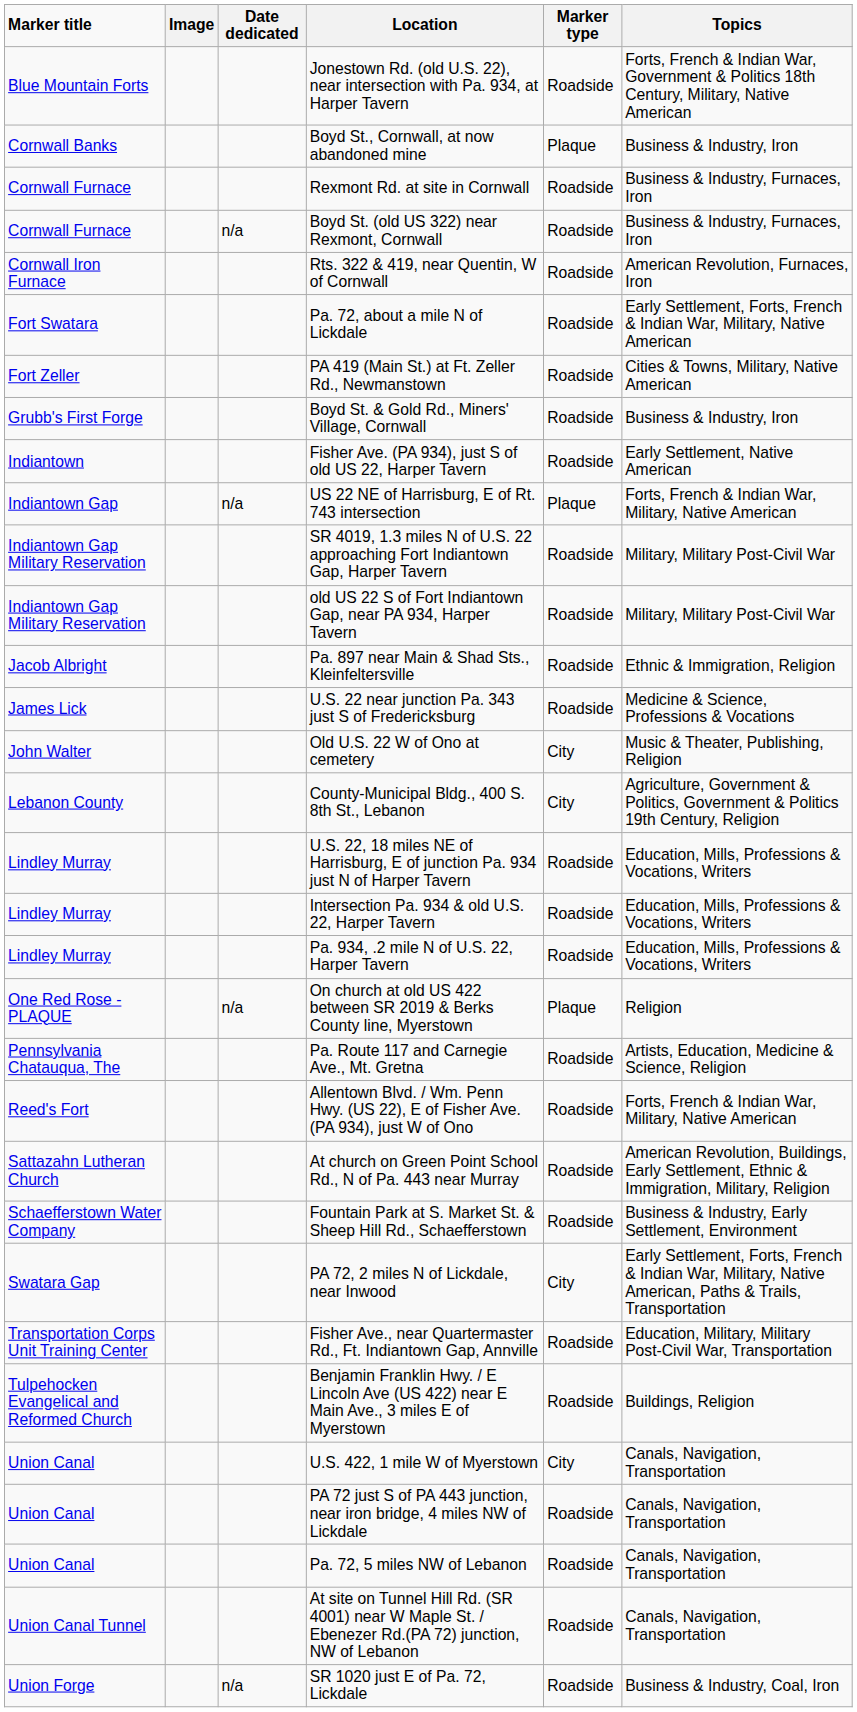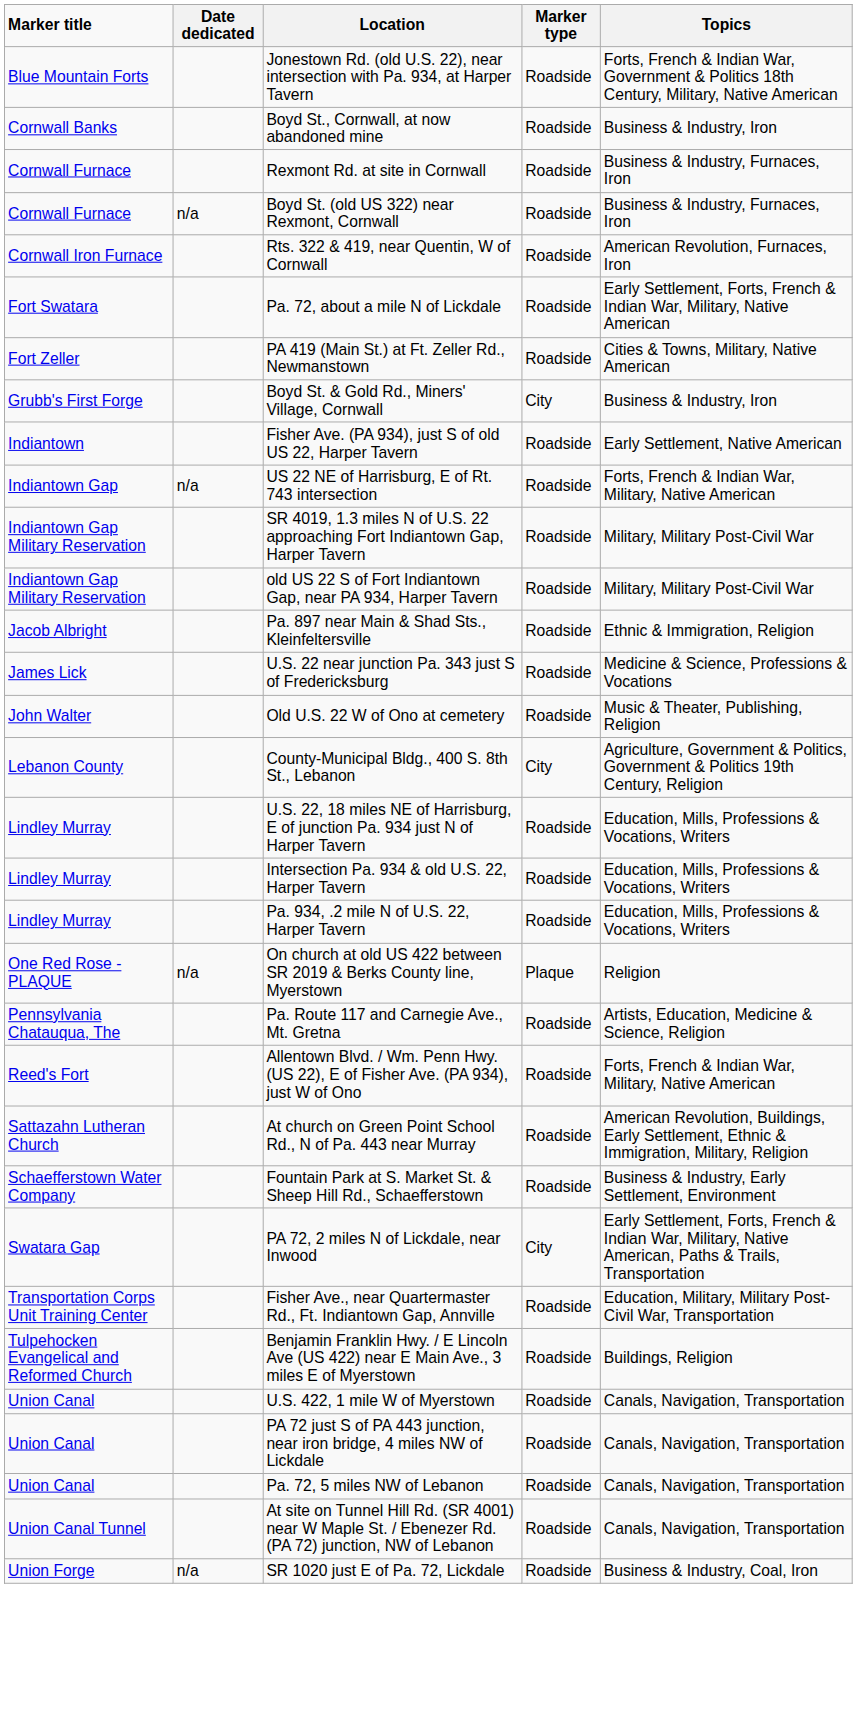- column: (192, 25)
(572, 146) Plaque -> (558, 128) Roadside
(580, 418) Roadside -> (539, 401) City
(572, 503) Plaque -> (558, 486) Roadside
(561, 751) City -> (558, 716) Roadside
(561, 1462) City -> (558, 1401) Roadside
